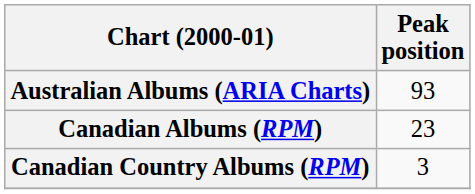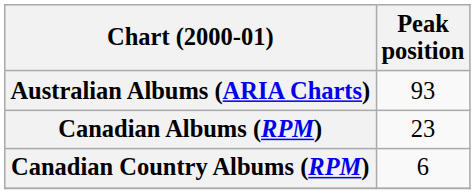(423, 167) 3 -> (423, 167) 6
